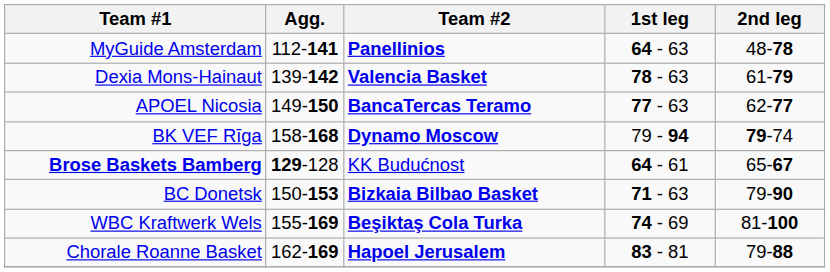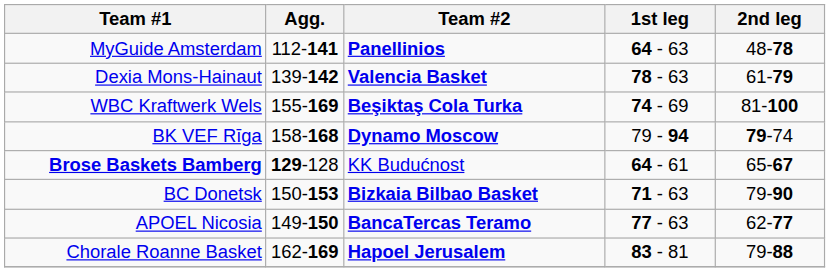rows swapped: (176, 223) <-> (199, 106)
